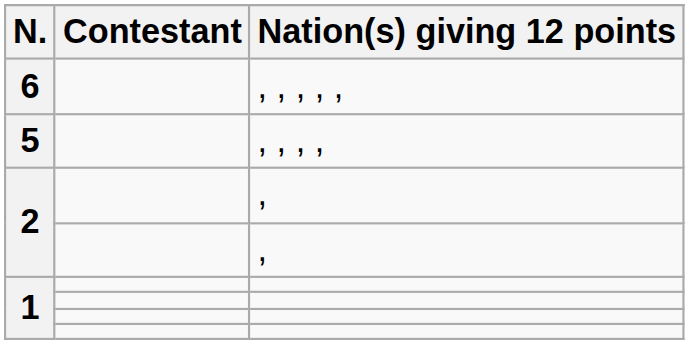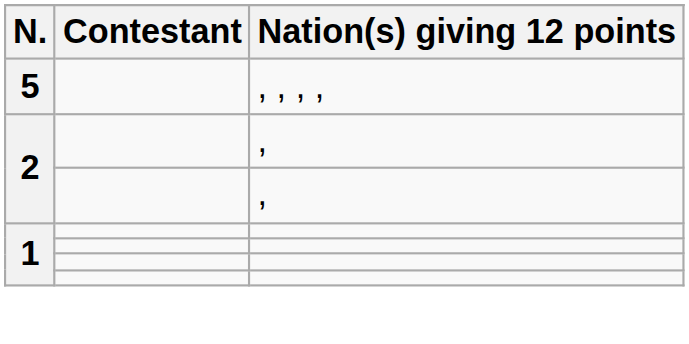- row: (30, 85)
